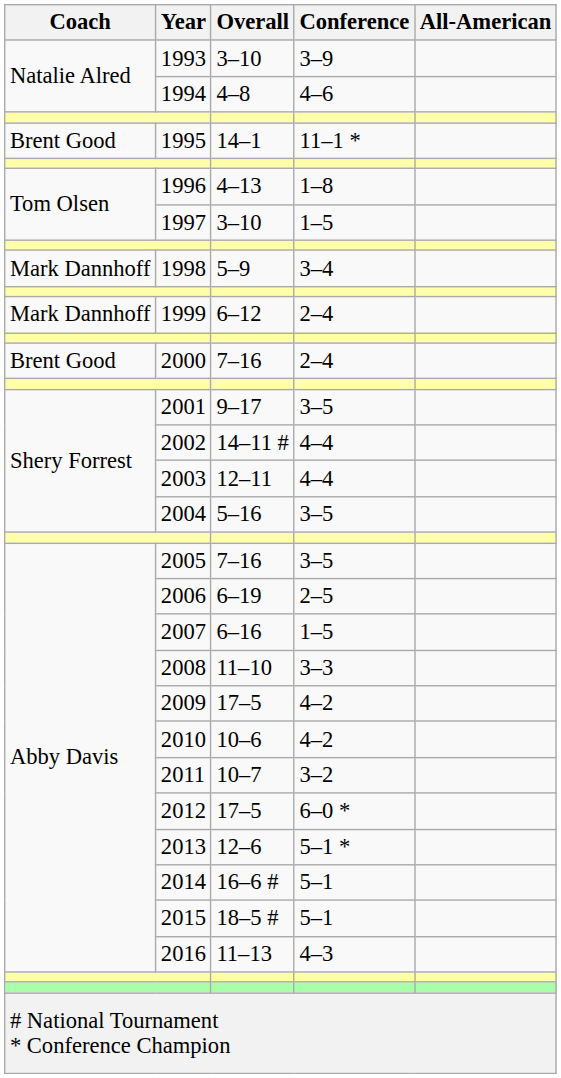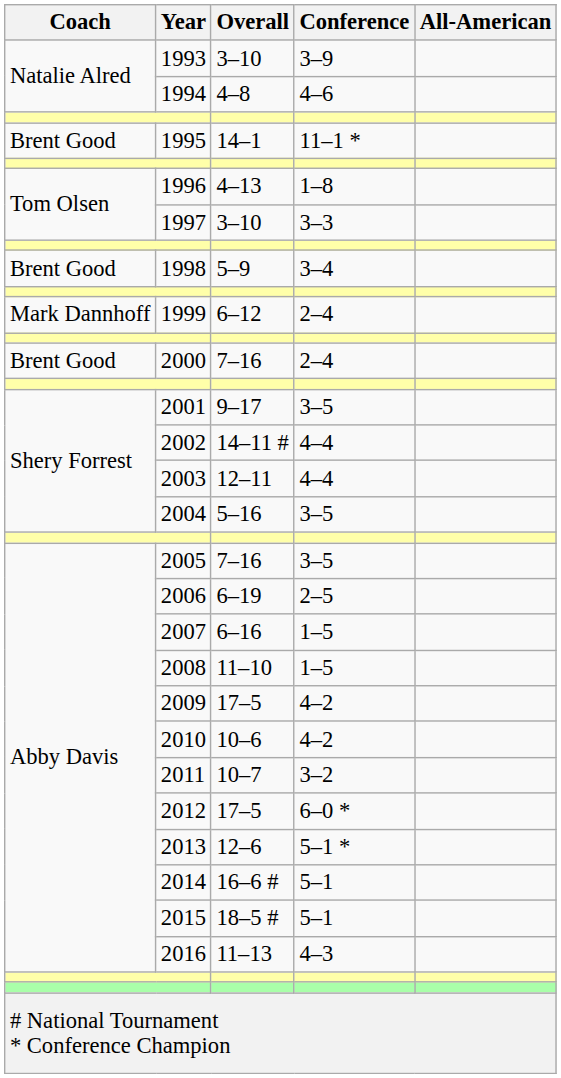(316, 222) 1–5 -> (316, 222) 3–3
(80, 268) Mark Dannhoff -> (63, 268) Brent Good
(316, 667) 3–3 -> (316, 667) 1–5
